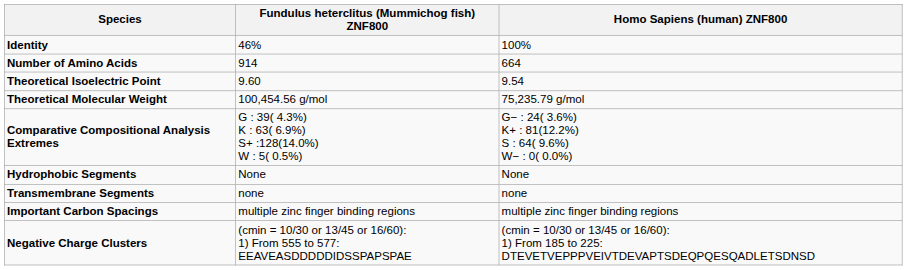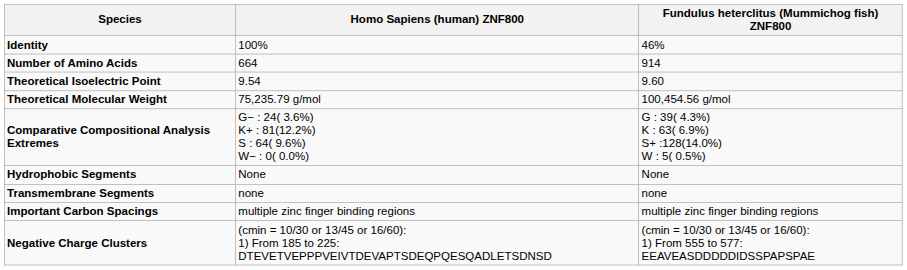columns swapped: (701, 20) <-> (367, 20)
